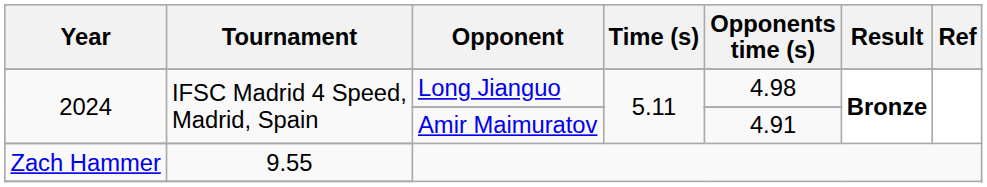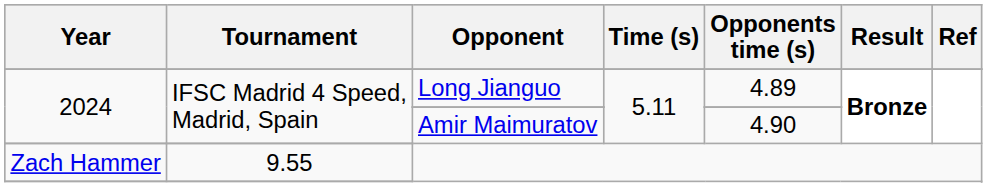(773, 88) 4.98 -> (773, 88) 4.89
(773, 125) 4.91 -> (773, 125) 4.90
